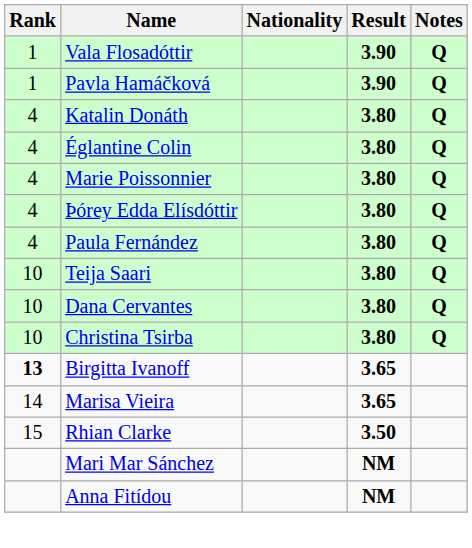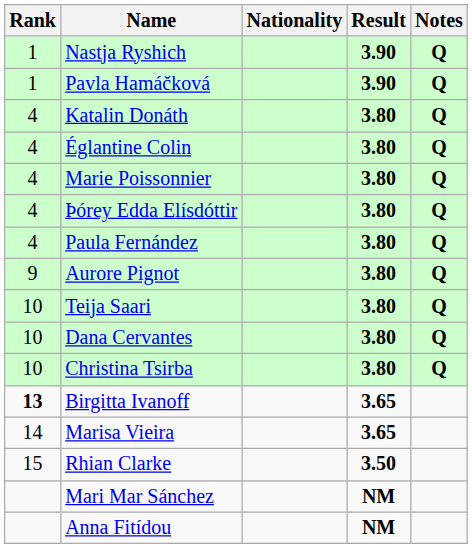+ row: (126, 52)
- row: (129, 52)
+ row: (122, 274)
